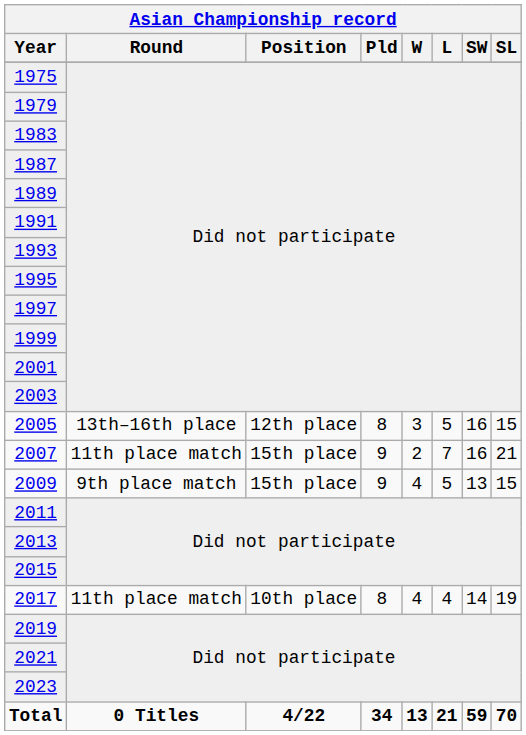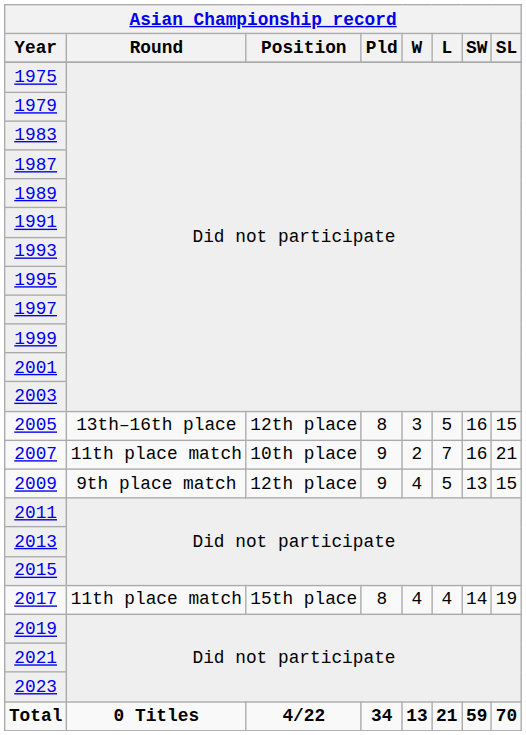(304, 455) 15th place -> (304, 455) 10th place
(304, 484) 15th place -> (304, 484) 12th place
(304, 600) 10th place -> (304, 600) 15th place
